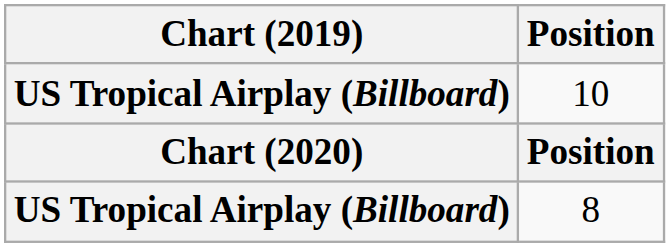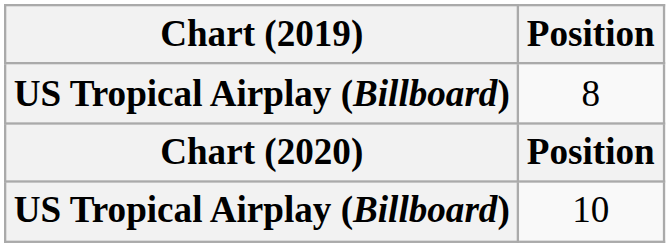rows swapped: (591, 210) <-> (591, 92)
